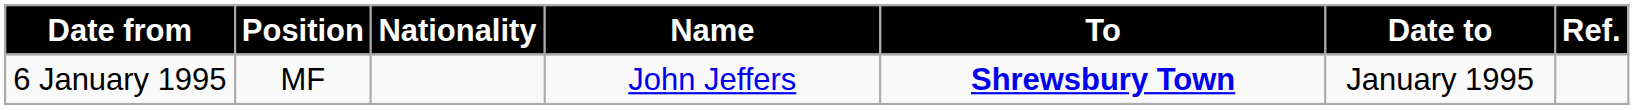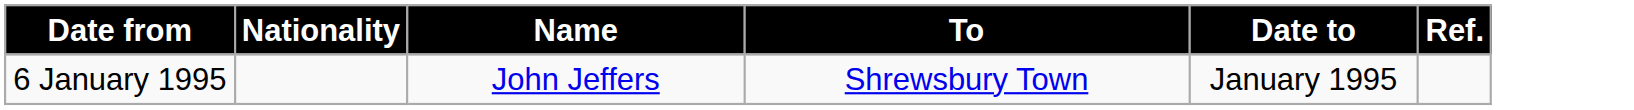- column: (303, 30)
(1103, 79) bold -> (967, 79) normal
